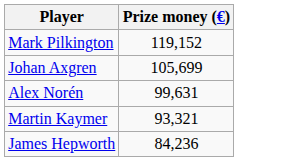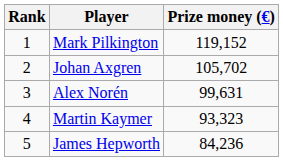+ column: (27, 17)
(176, 67) 105,699 -> (221, 67) 105,702
(176, 118) 93,321 -> (221, 118) 93,323
